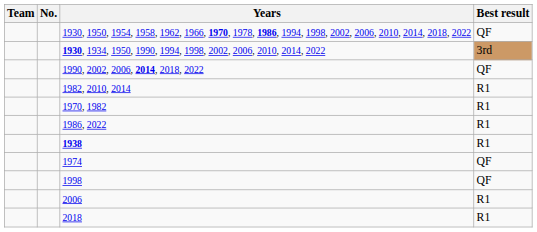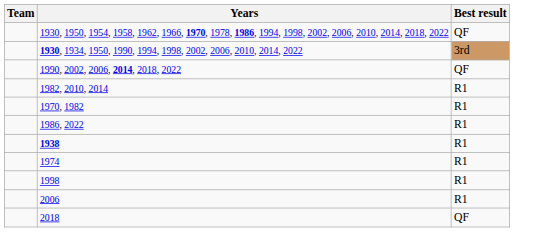- column: (49, 13)
(484, 161) QF -> (461, 161) R1
(484, 180) QF -> (461, 180) R1
(483, 217) R1 -> (461, 217) QF
